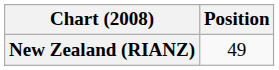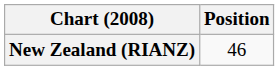(237, 49) 49 -> (237, 49) 46
